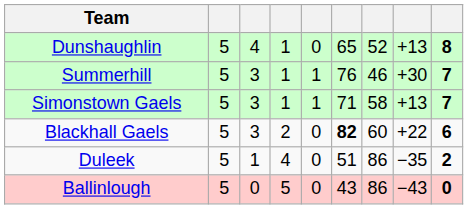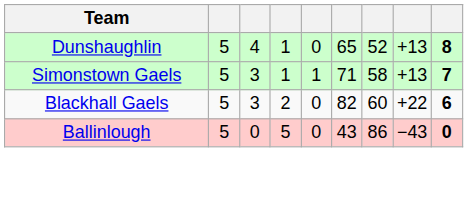- row: (107, 75)
(347, 132) bold -> (347, 103) normal
- row: (107, 160)
